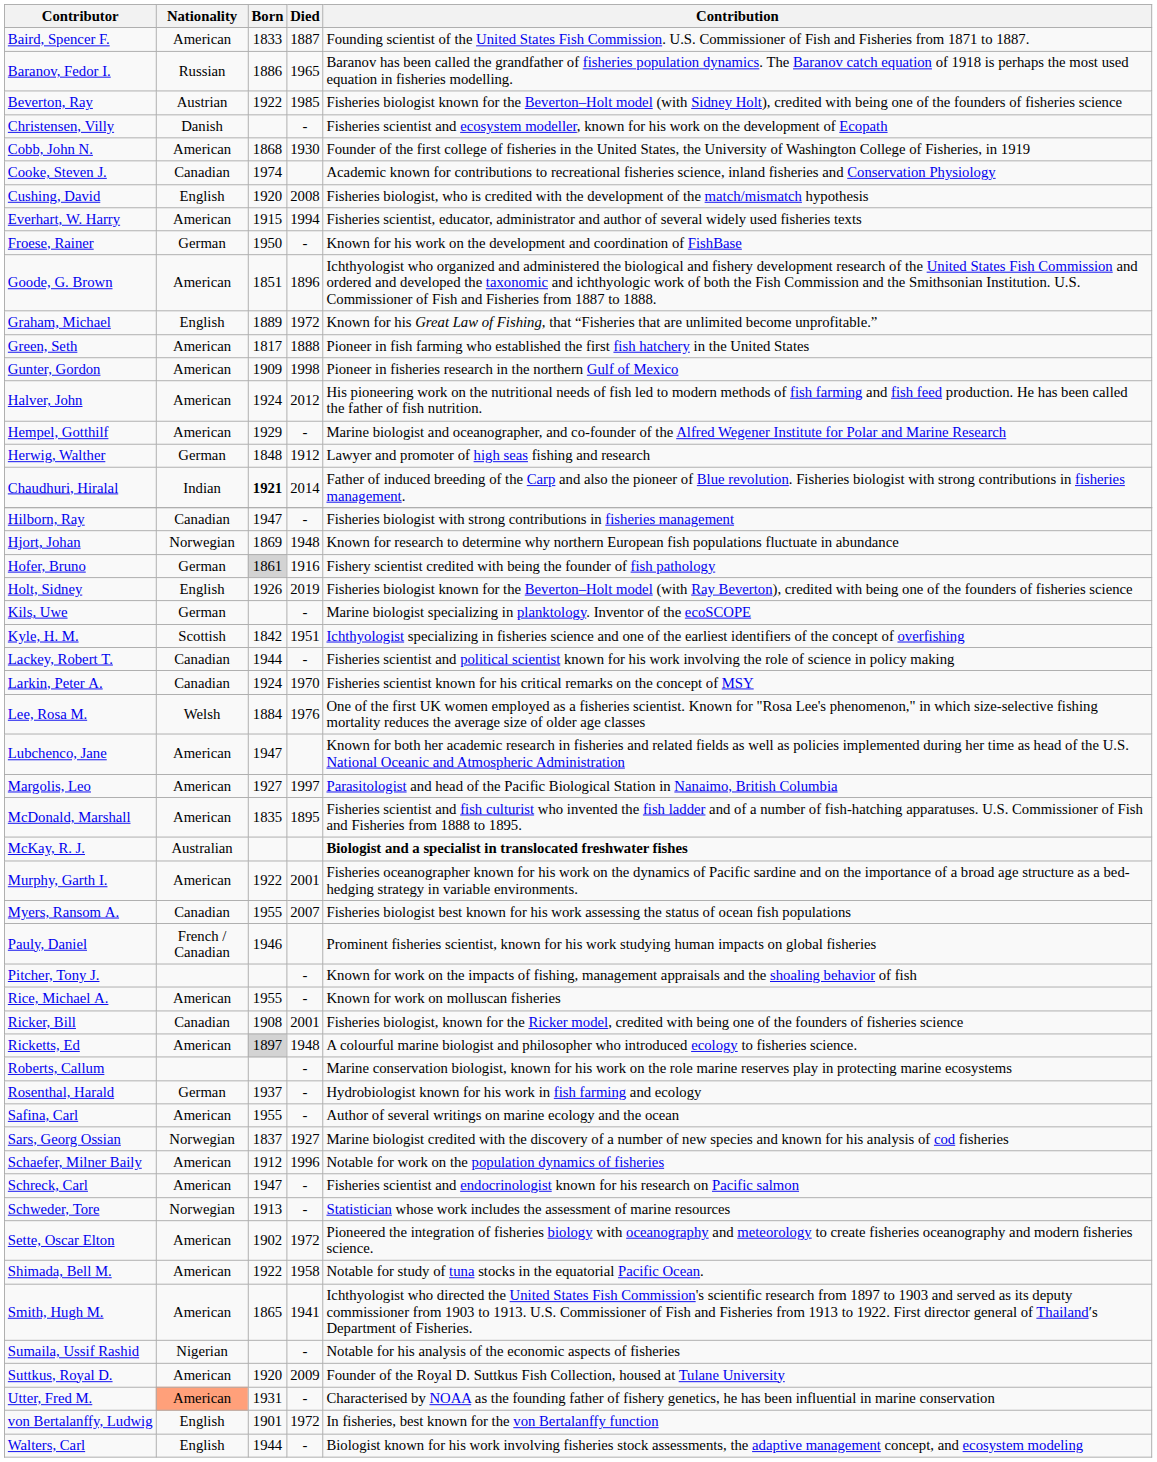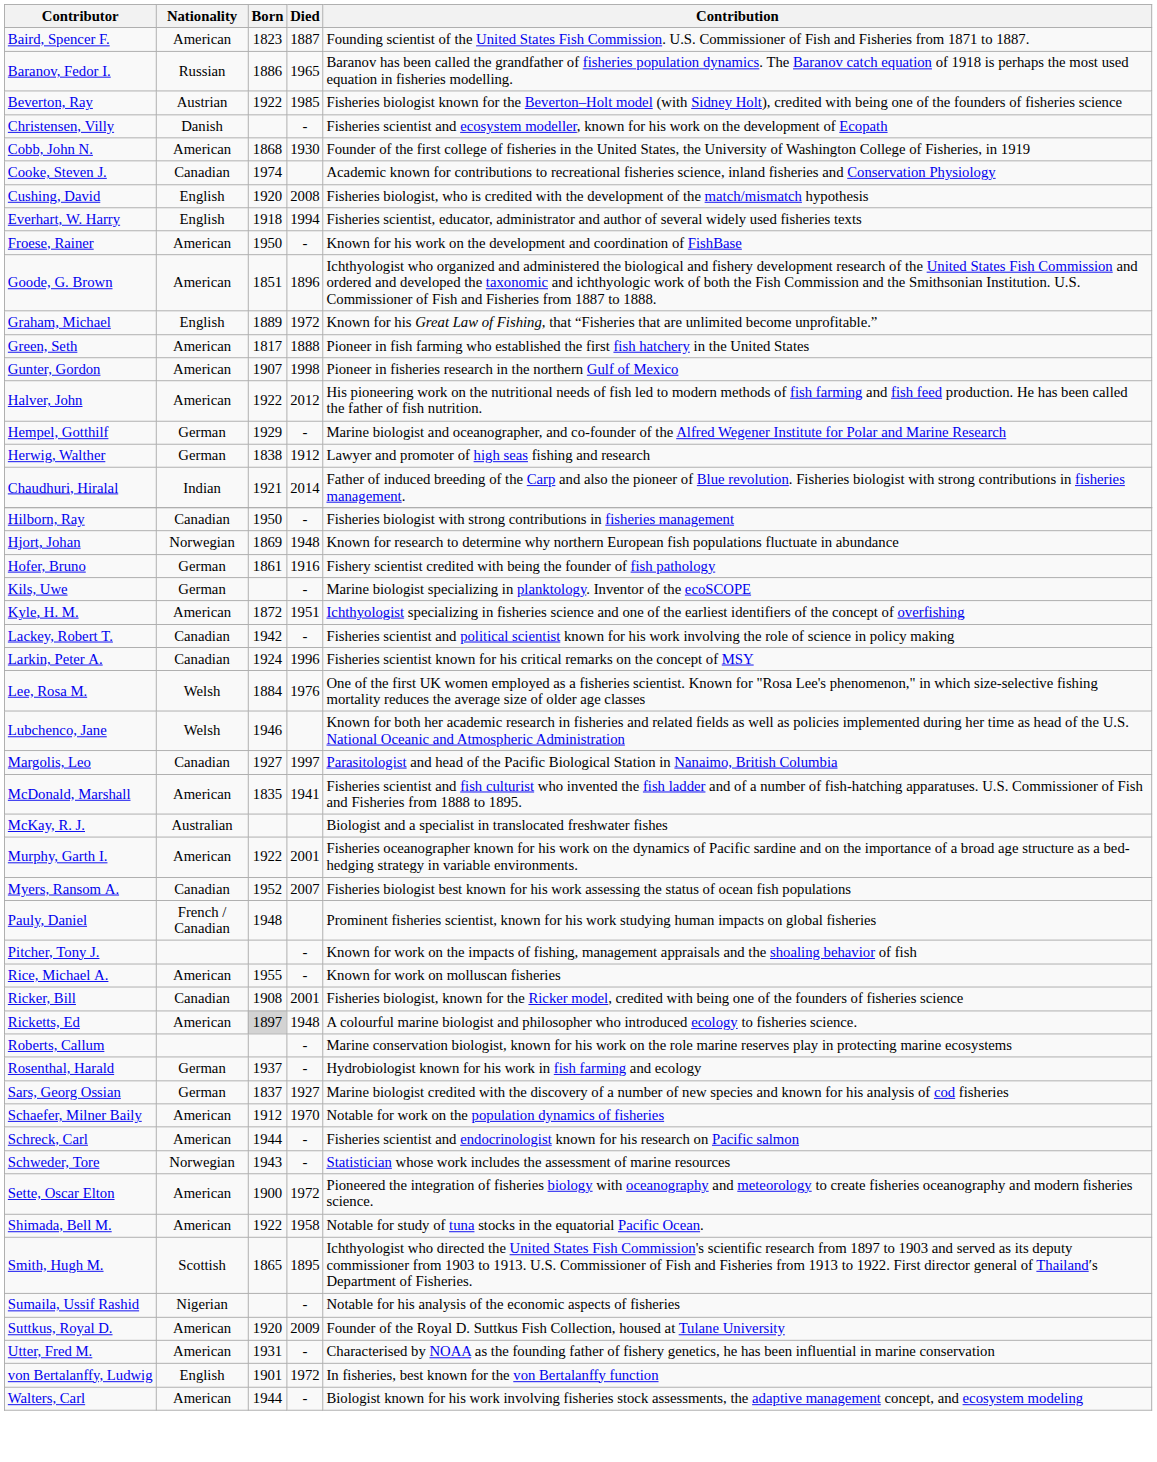(267, 39) 1833 -> (267, 39) 1823
(202, 219) American -> (202, 219) English
(267, 219) 1915 -> (267, 219) 1918
(202, 242) German -> (202, 242) American
(267, 369) 1909 -> (267, 369) 1907
(267, 400) 1924 -> (267, 400) 1922
(202, 432) American -> (202, 432) German
(267, 455) 1848 -> (267, 455) 1838
(267, 487) bold -> (267, 487) normal
(267, 519) 1947 -> (267, 519) 1950
(267, 565) lightgrey background -> (267, 565) no background
- row: (45, 589)
(202, 635) Scottish -> (202, 612) American
(267, 635) 1842 -> (267, 612) 1872
(267, 659) 1944 -> (267, 635) 1942
(305, 682) 1970 -> (305, 659) 1996
(202, 754) American -> (202, 730) Welsh
(267, 754) 1947 -> (267, 730) 1946
(202, 785) American -> (202, 762) Canadian
(305, 817) 1895 -> (305, 794) 1941
(507, 849) bold -> (497, 825) normal
(267, 912) 1955 -> (267, 888) 1952
(267, 943) 1946 -> (267, 920) 1948
- row: (43, 1115)
(202, 1138) Norwegian -> (202, 1092) German
(305, 1162) 1996 -> (305, 1115) 1970
(267, 1185) 1947 -> (267, 1138) 1944
(267, 1208) 1913 -> (267, 1162) 1943
(267, 1240) 1902 -> (267, 1193) 1900
(202, 1312) American -> (202, 1265) Scottish
(305, 1312) 1941 -> (305, 1265) 1895
(202, 1398) lightsalmon background -> (202, 1352) no background
(202, 1445) English -> (202, 1398) American
